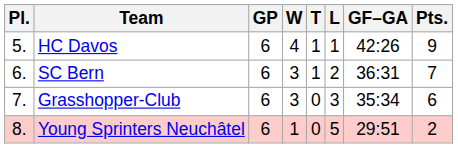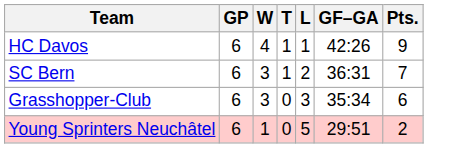- column: (19, 18)
